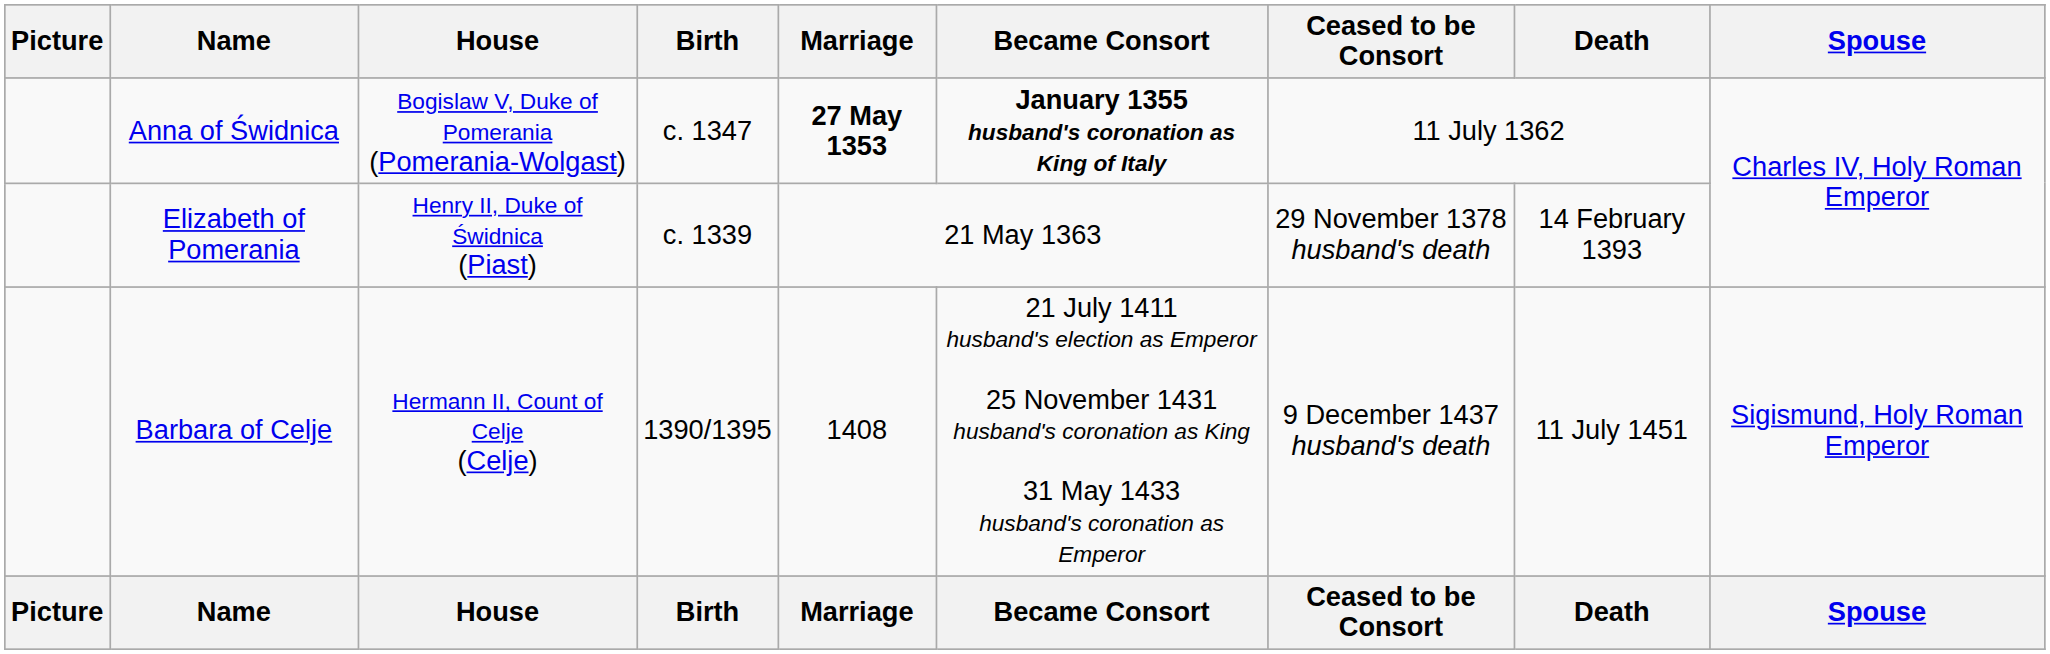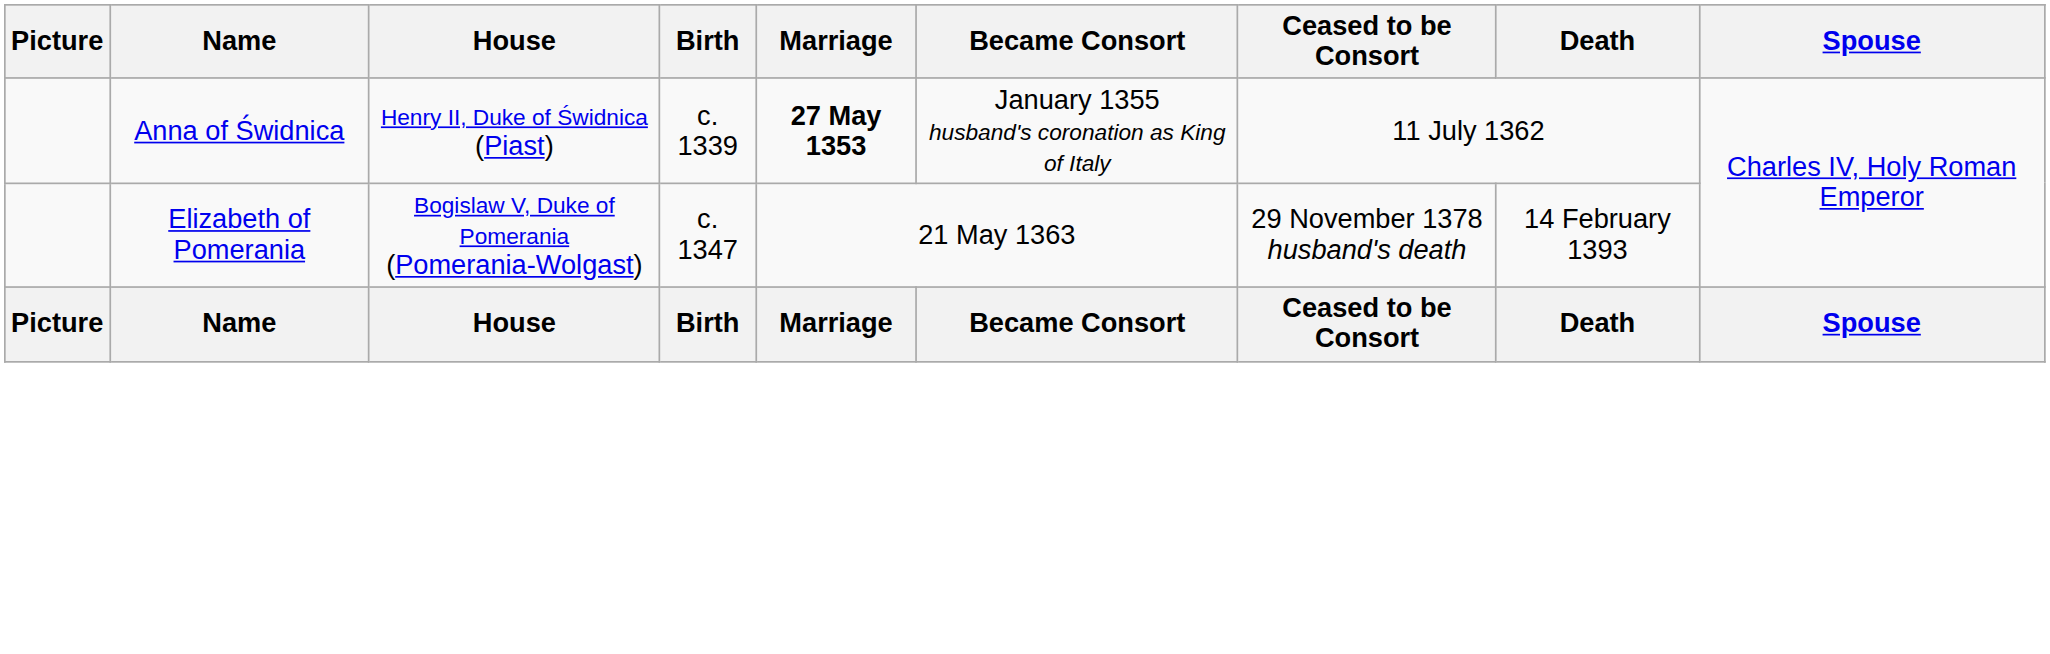(498, 132) Bogislaw V, Duke of Pomerania (Pomerania-Wolgast) -> (514, 132) Henry II, Duke of Świdnica (Piast)
(707, 130) c. 1347 -> (708, 130) c. 1339
(1102, 130) bold -> (1077, 130) normal
(498, 236) Henry II, Duke of Świdnica (Piast) -> (514, 236) Bogislaw V, Duke of Pomerania (Pomerania-Wolgast)
(707, 234) c. 1339 -> (708, 234) c. 1347
- row: (234, 430)
